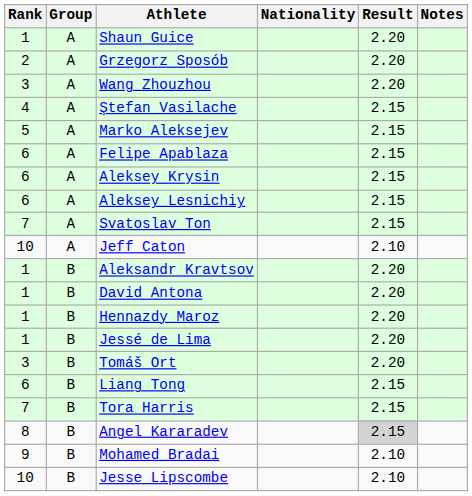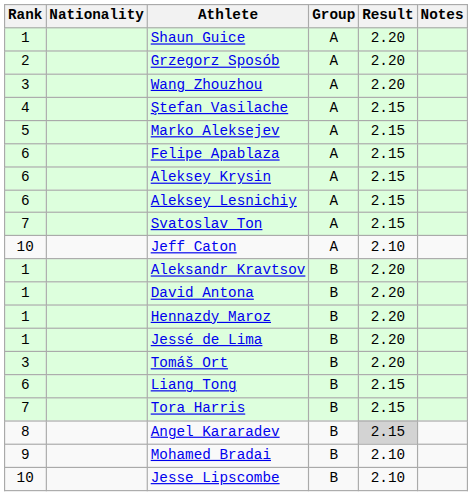columns swapped: (71, 16) <-> (308, 16)
